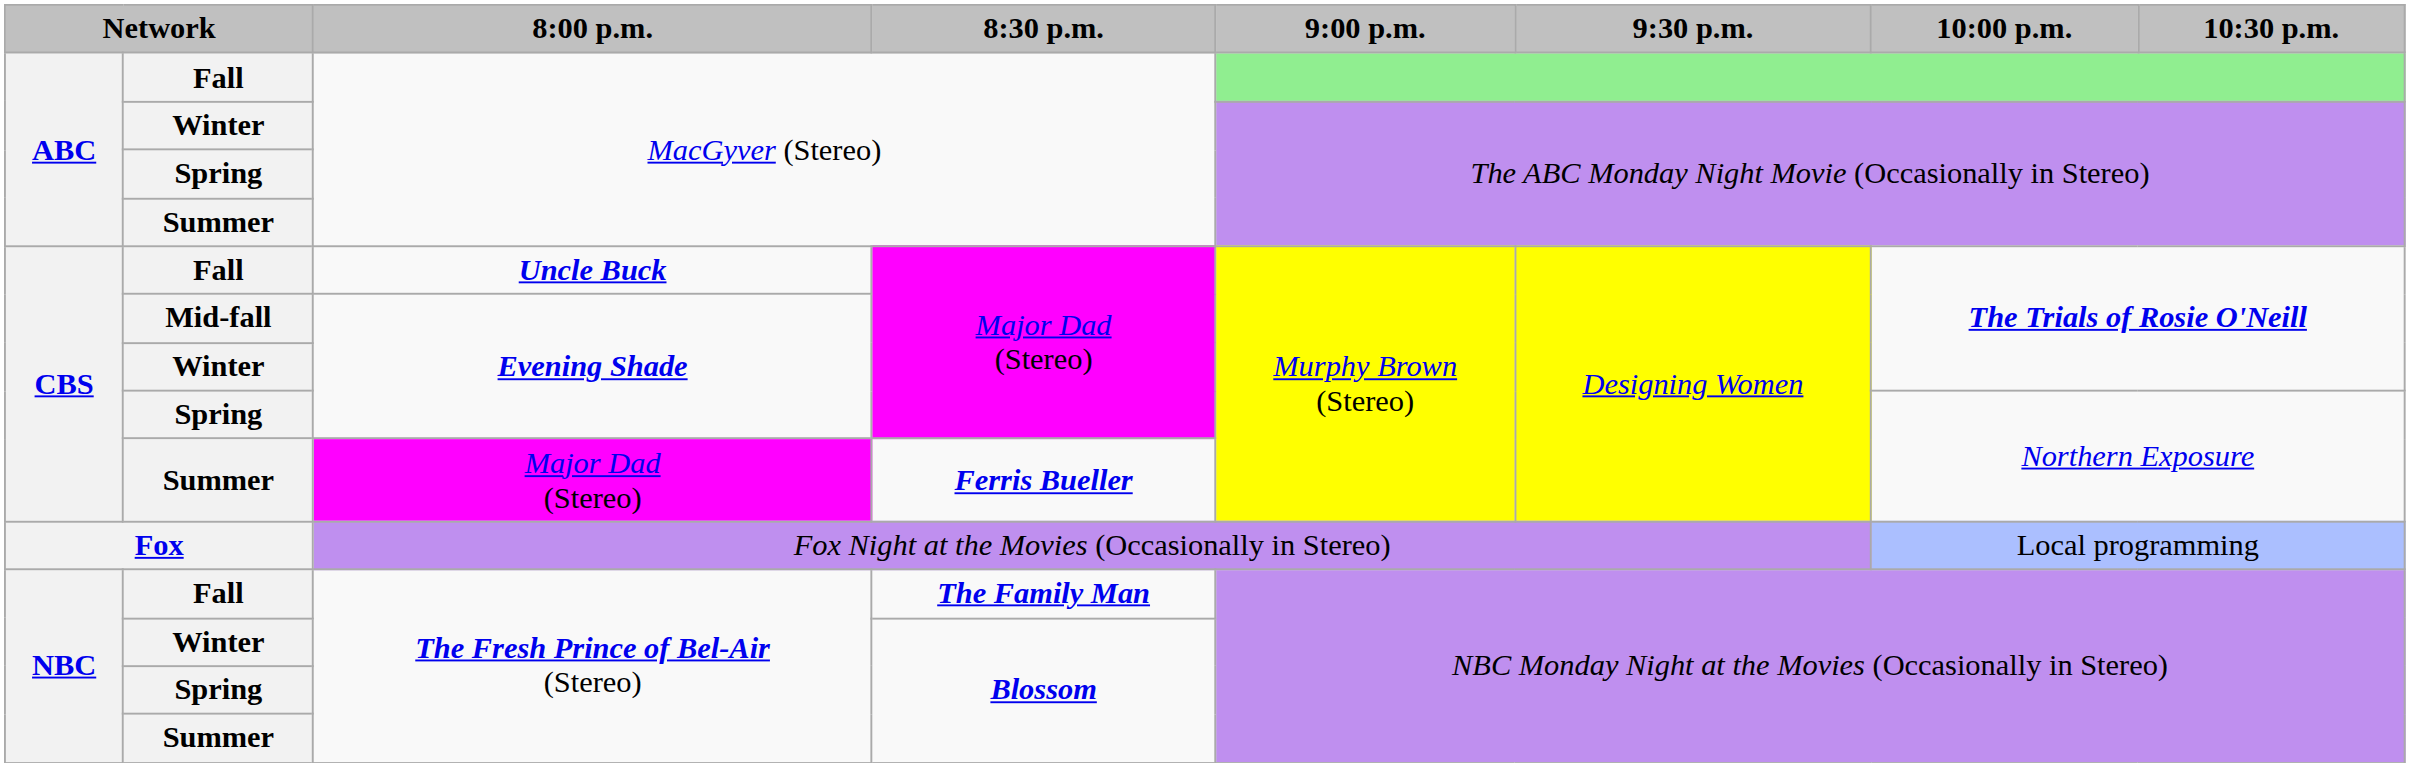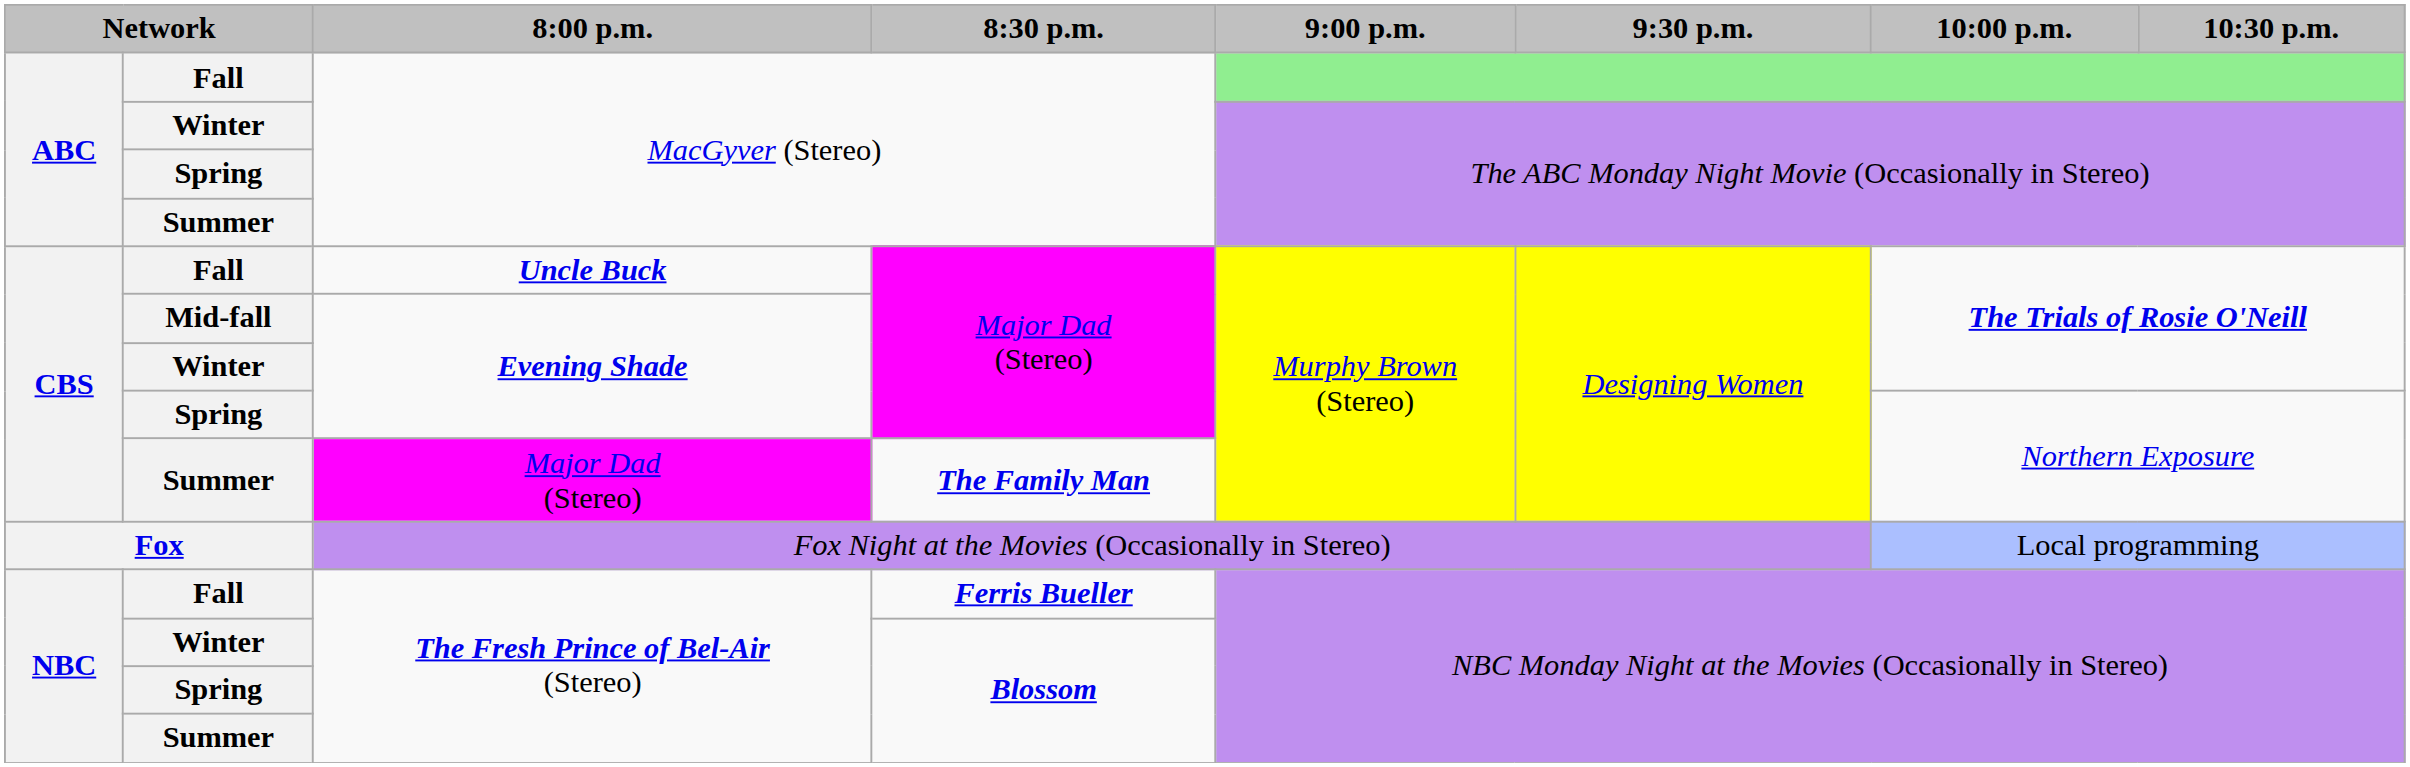(1044, 479) Ferris Bueller -> (1044, 479) The Family Man
(1044, 593) The Family Man -> (1044, 593) Ferris Bueller
